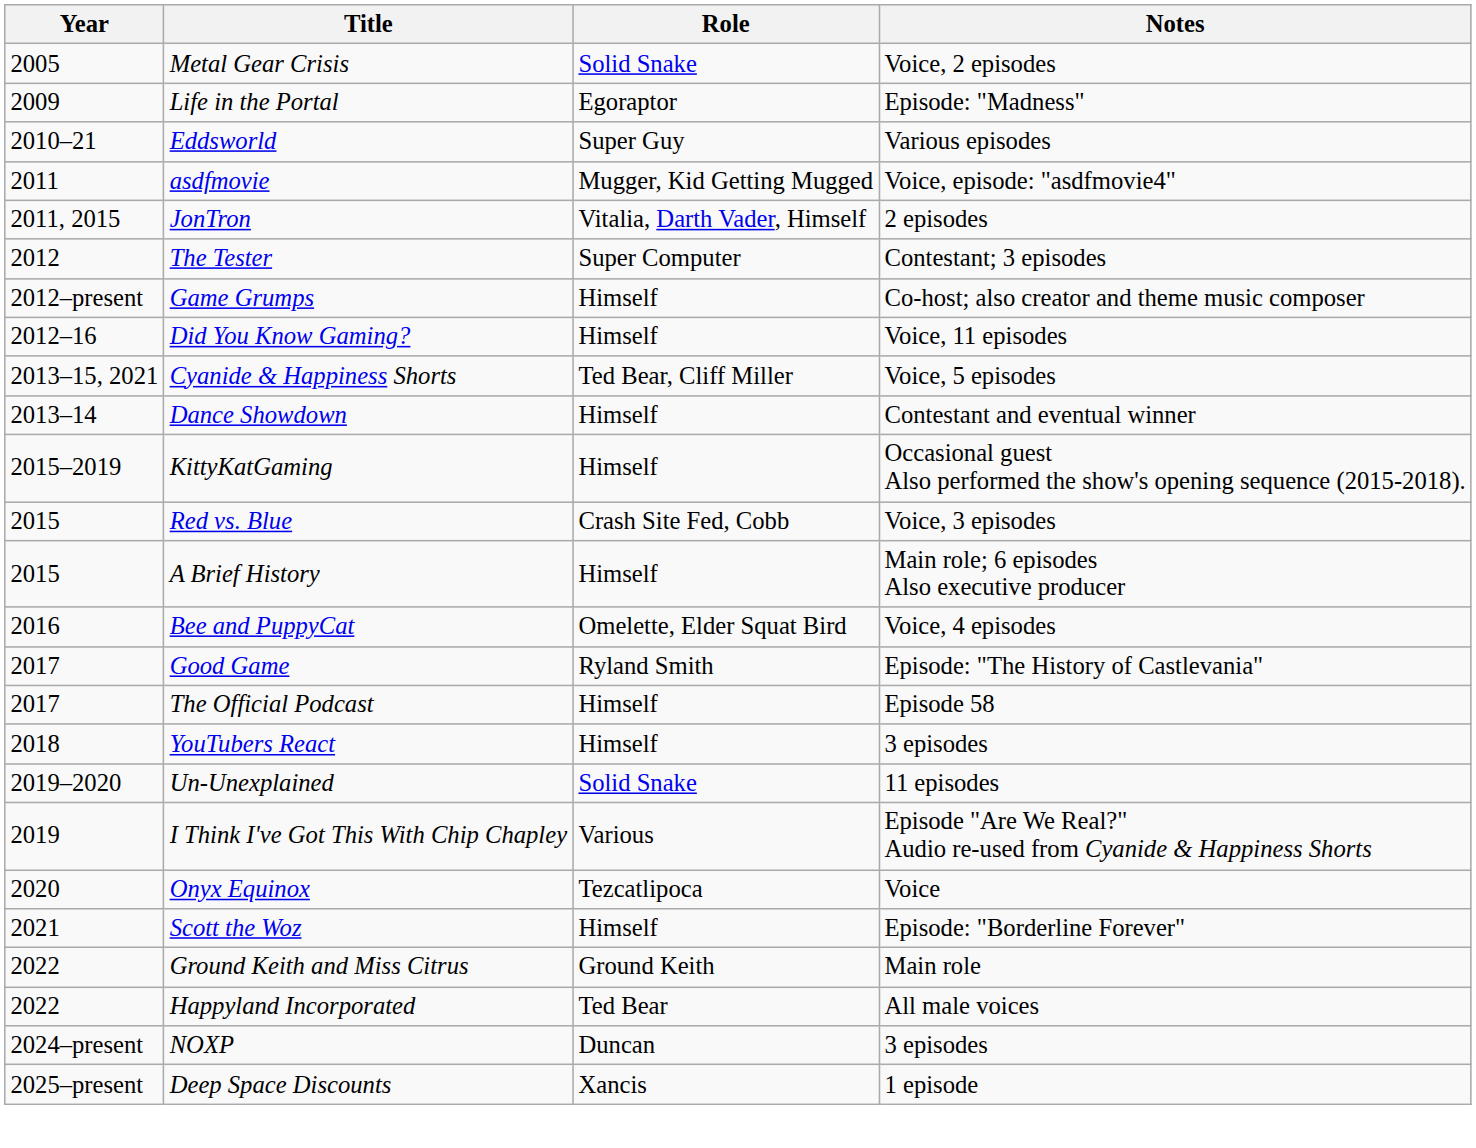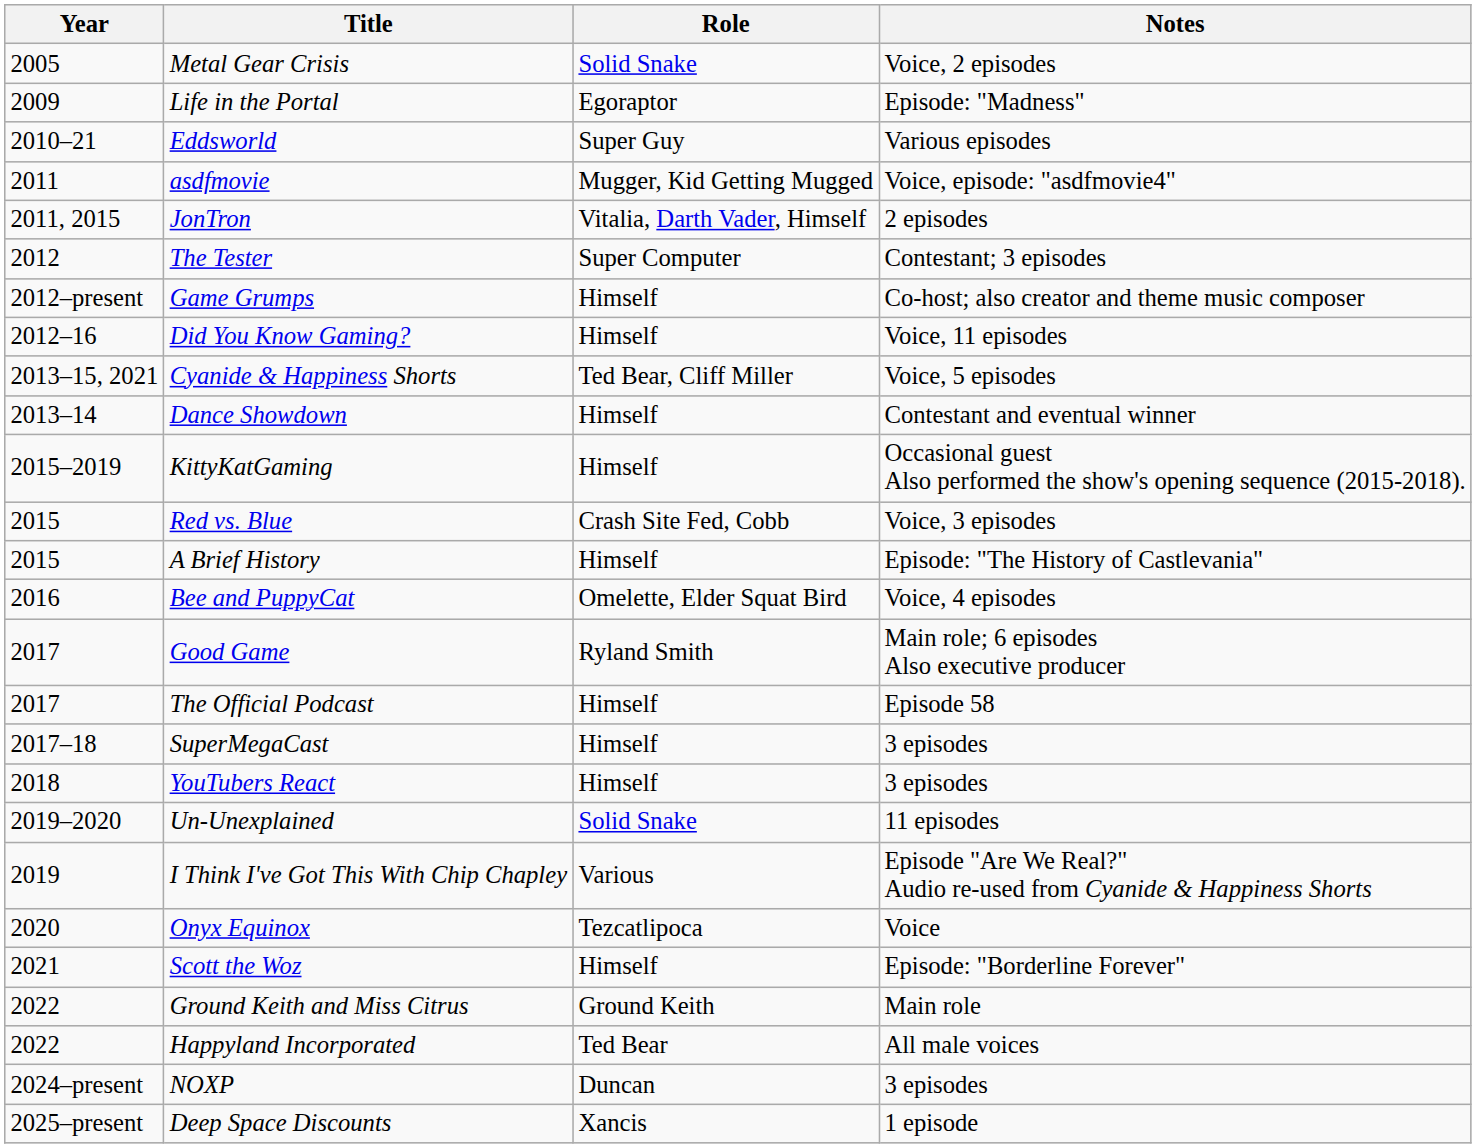(1005, 573) Main role; 6 episodes Also executive producer -> (1074, 559) Episode: "The History of Castlevania"
(1074, 665) Episode: "The History of Castlevania" -> (1005, 651) Main role; 6 episodes Also executive producer
+ row: (249, 743)
